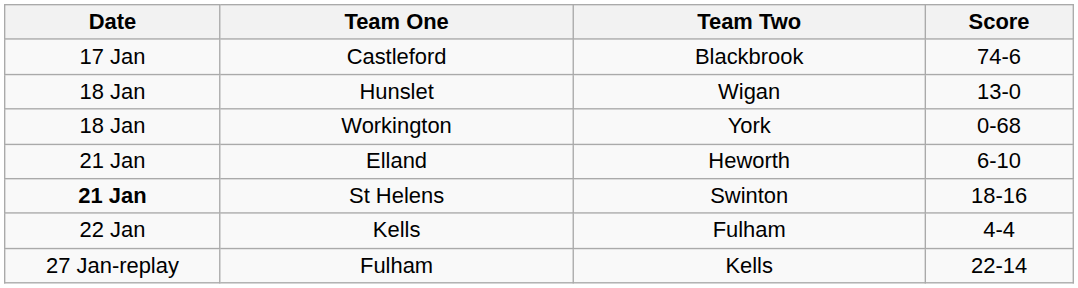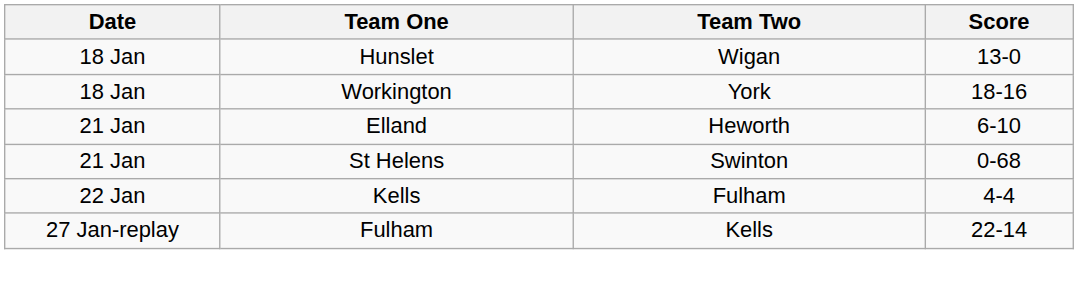- row: (397, 56)
(999, 126) 0-68 -> (999, 91) 18-16
(112, 195) bold -> (112, 160) normal
(999, 195) 18-16 -> (999, 160) 0-68
